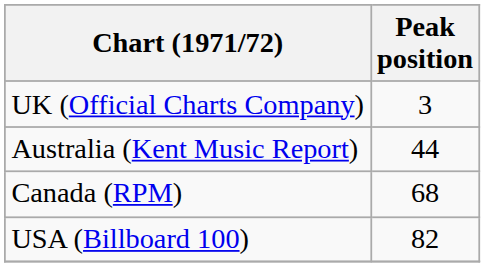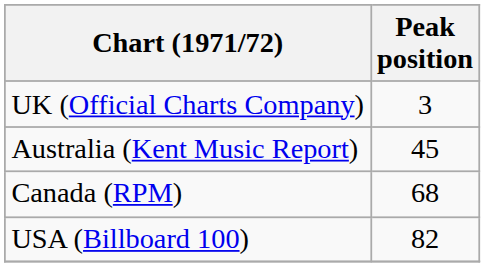(425, 148) 44 -> (425, 148) 45
